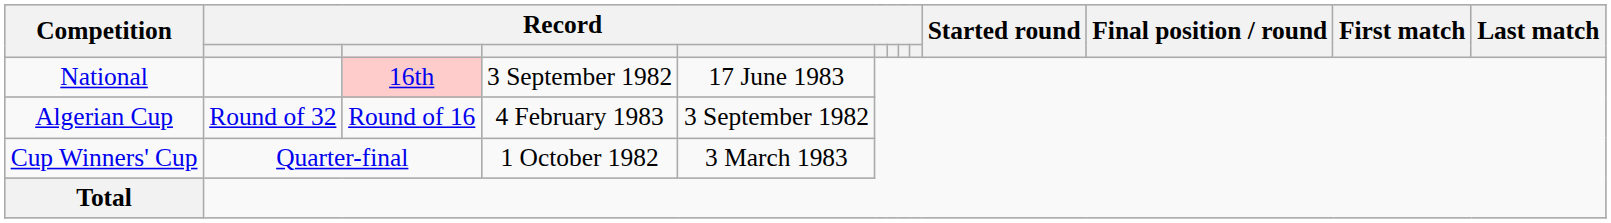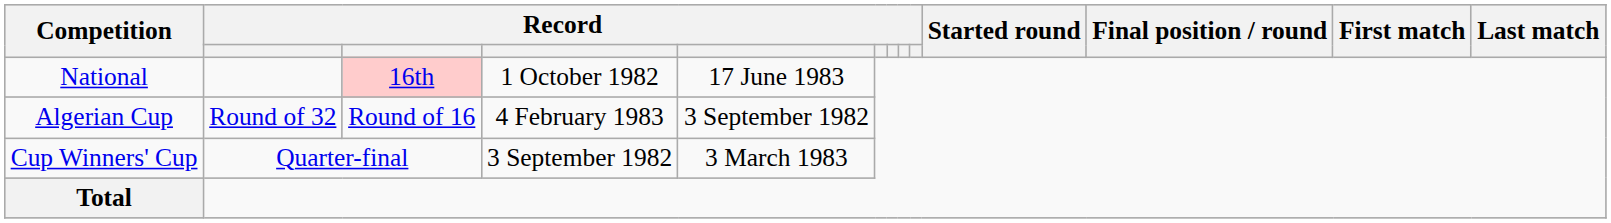(580, 76) 3 September 1982 -> (580, 76) 1 October 1982
(580, 157) 1 October 1982 -> (580, 157) 3 September 1982
